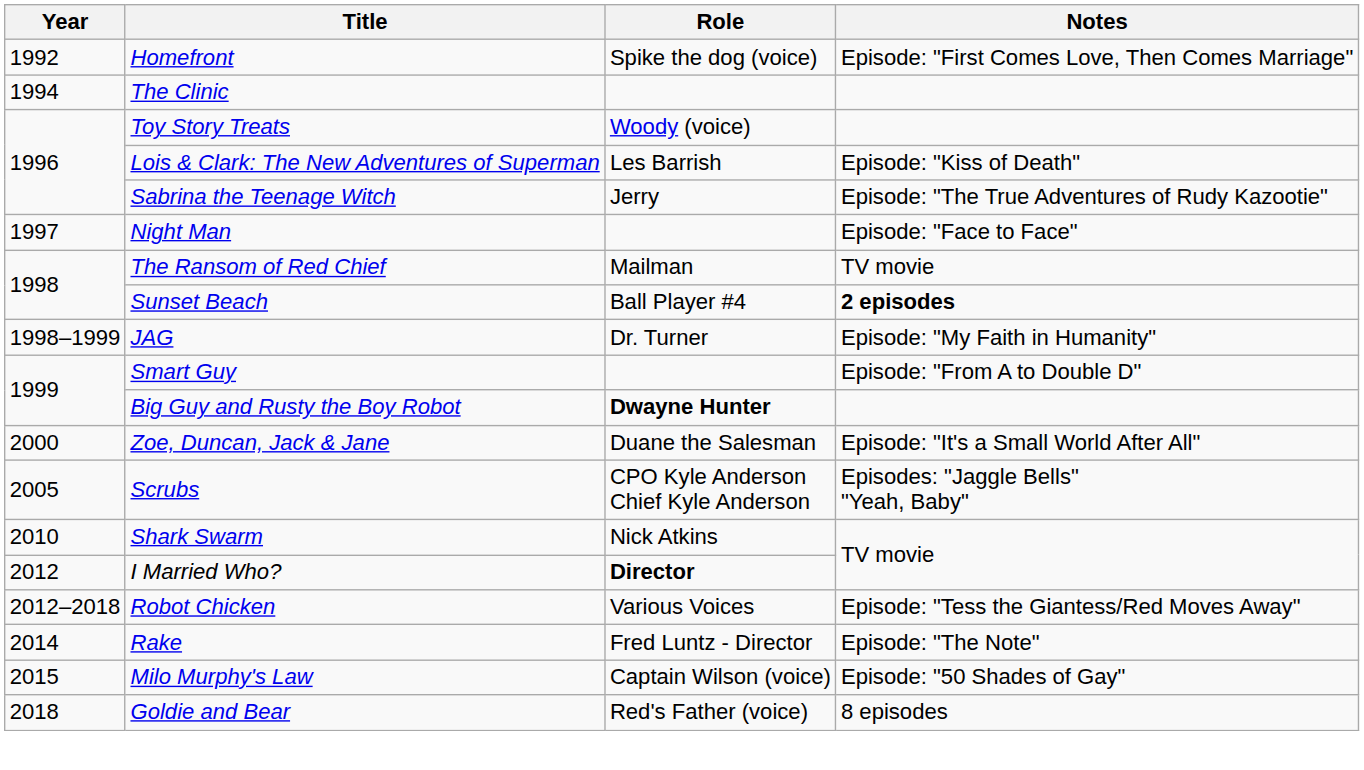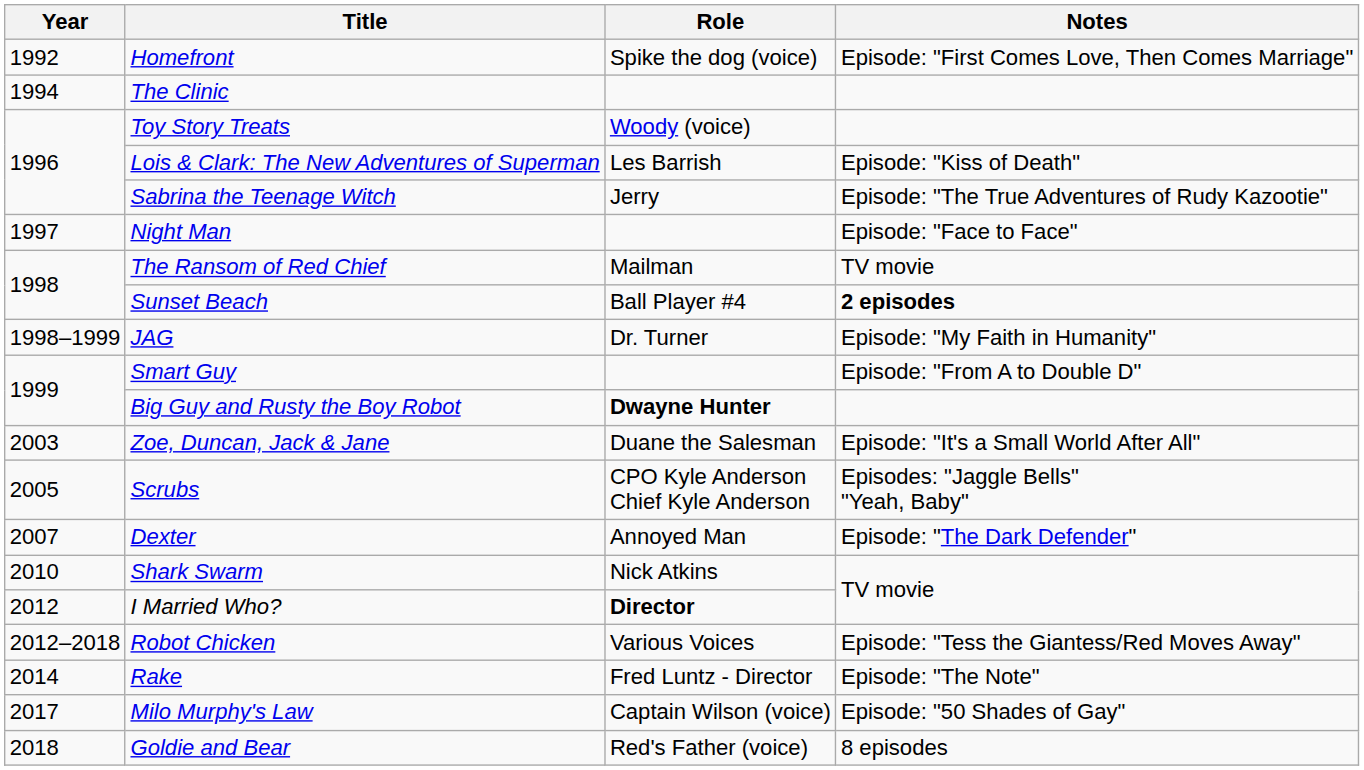(34, 442) 2000 -> (34, 442) 2003
+ row: (163, 537)
(34, 677) 2015 -> (34, 712) 2017
